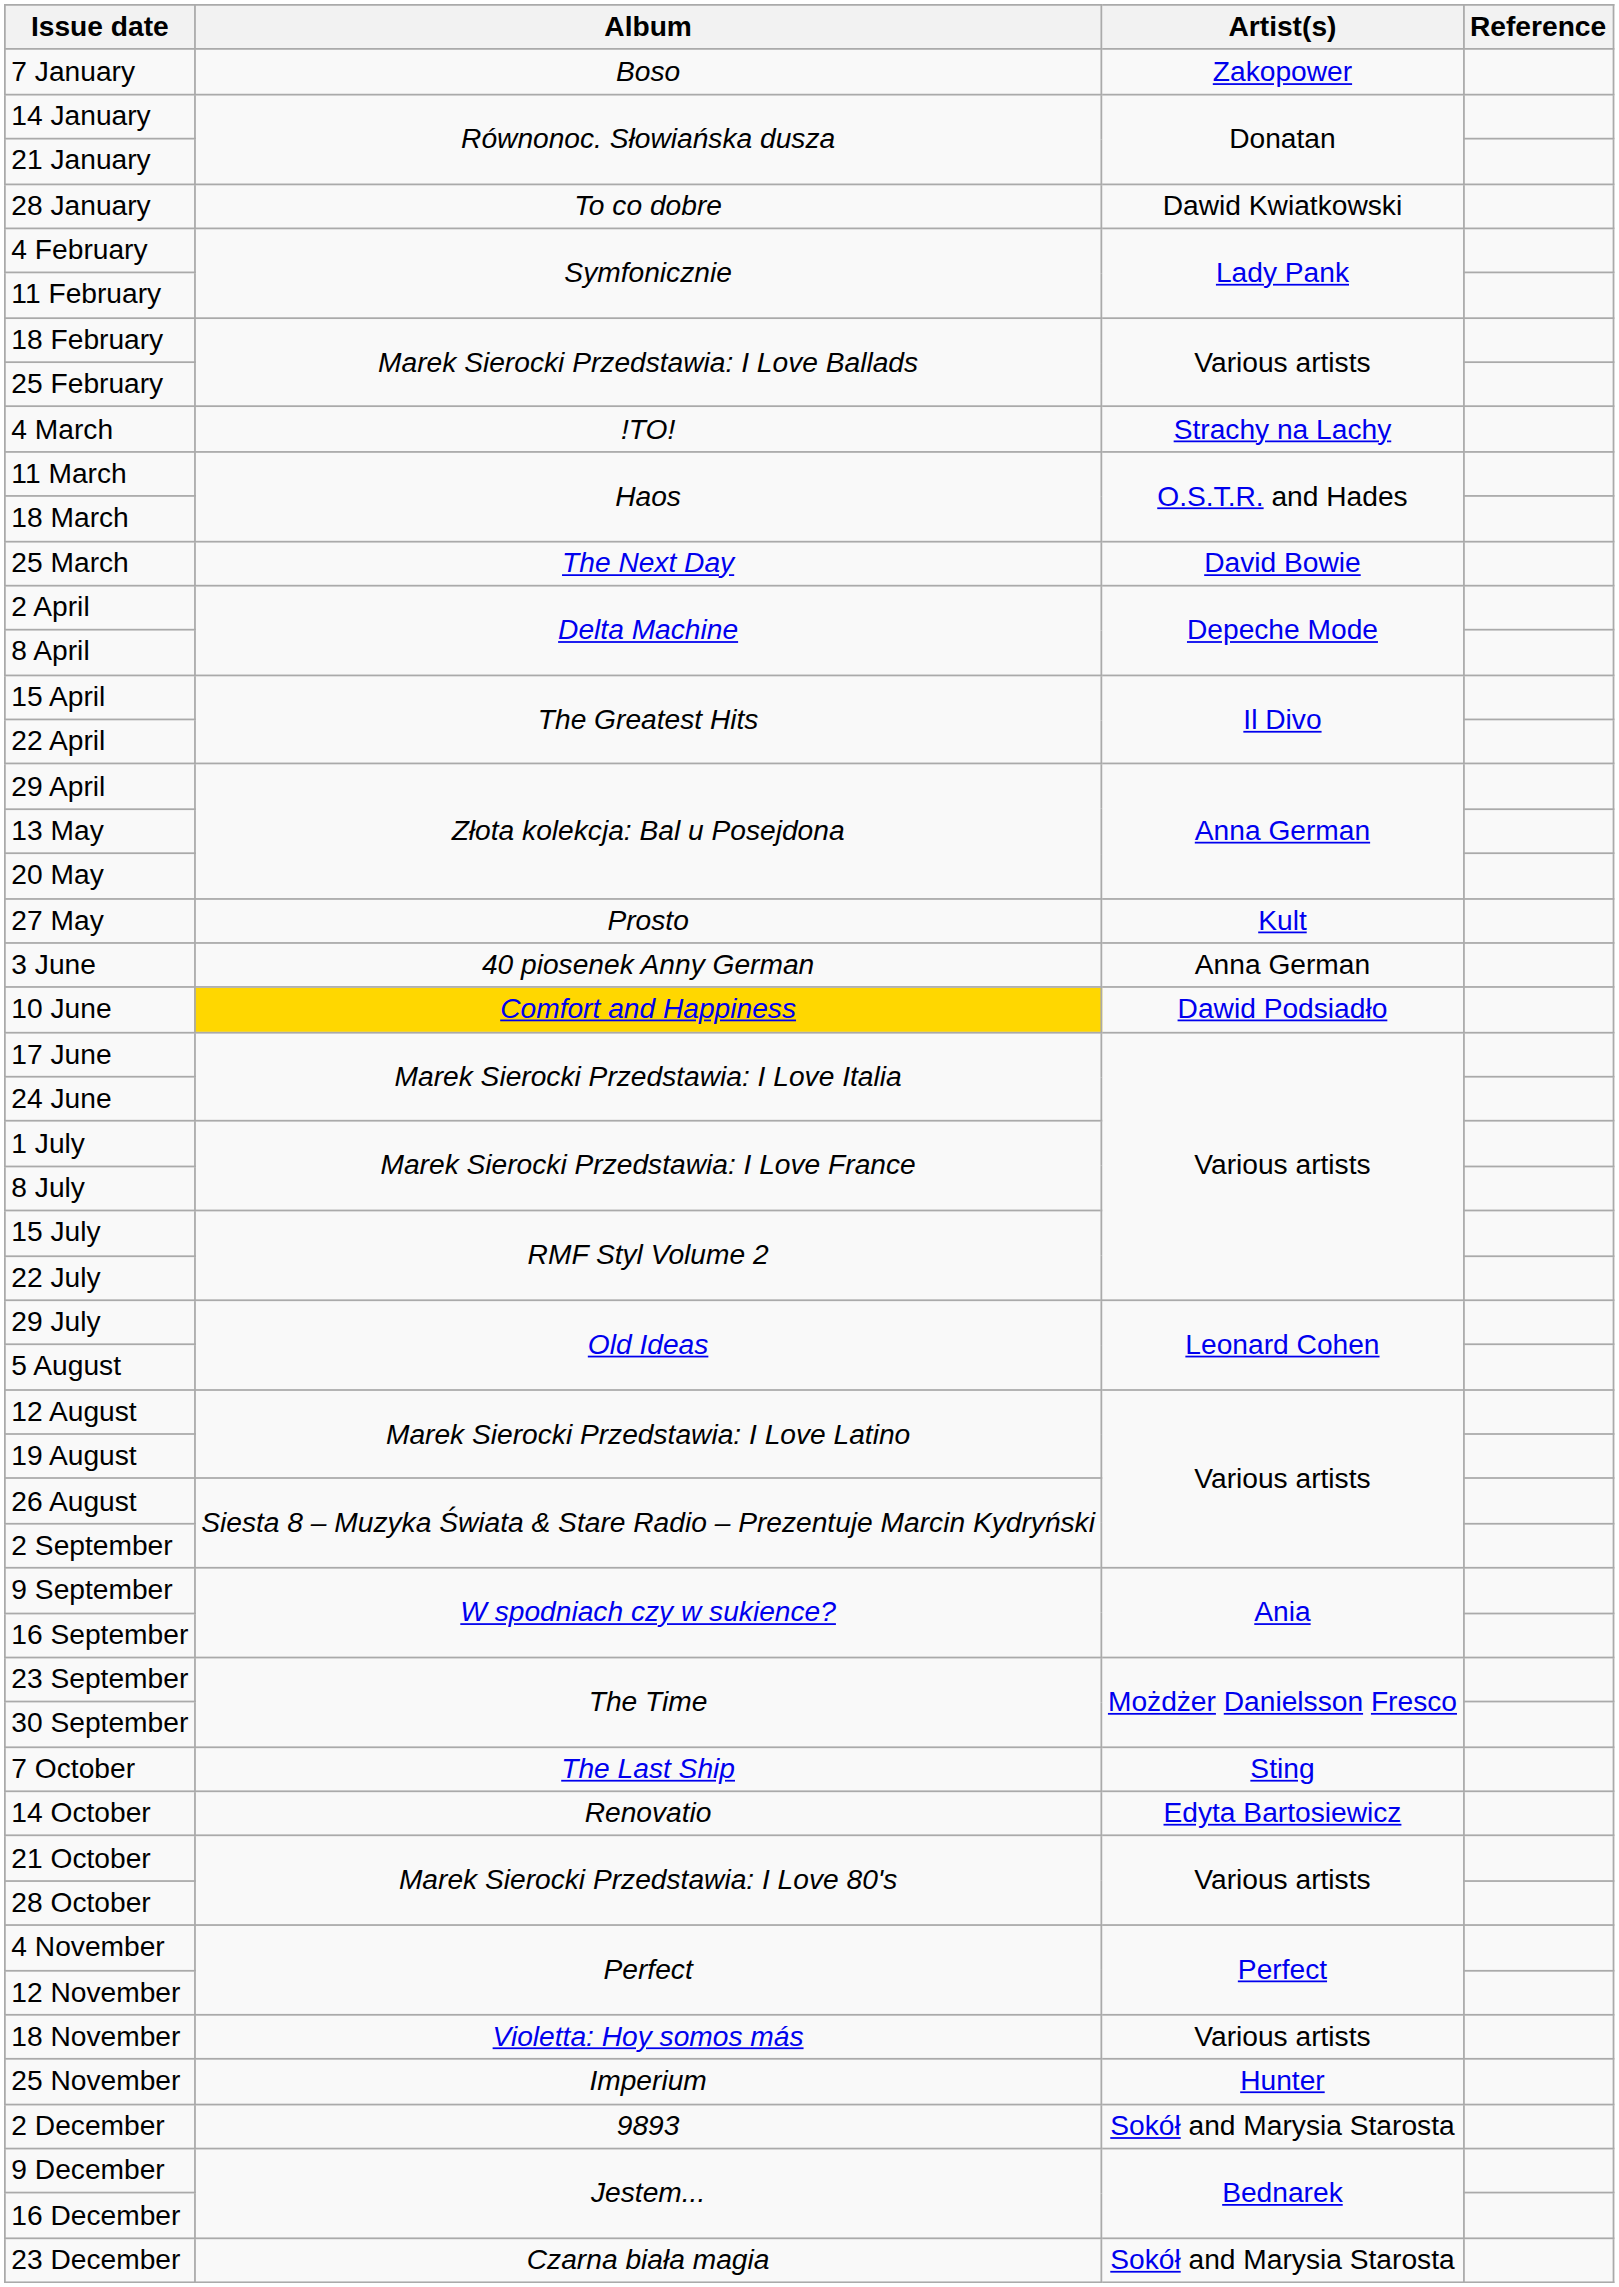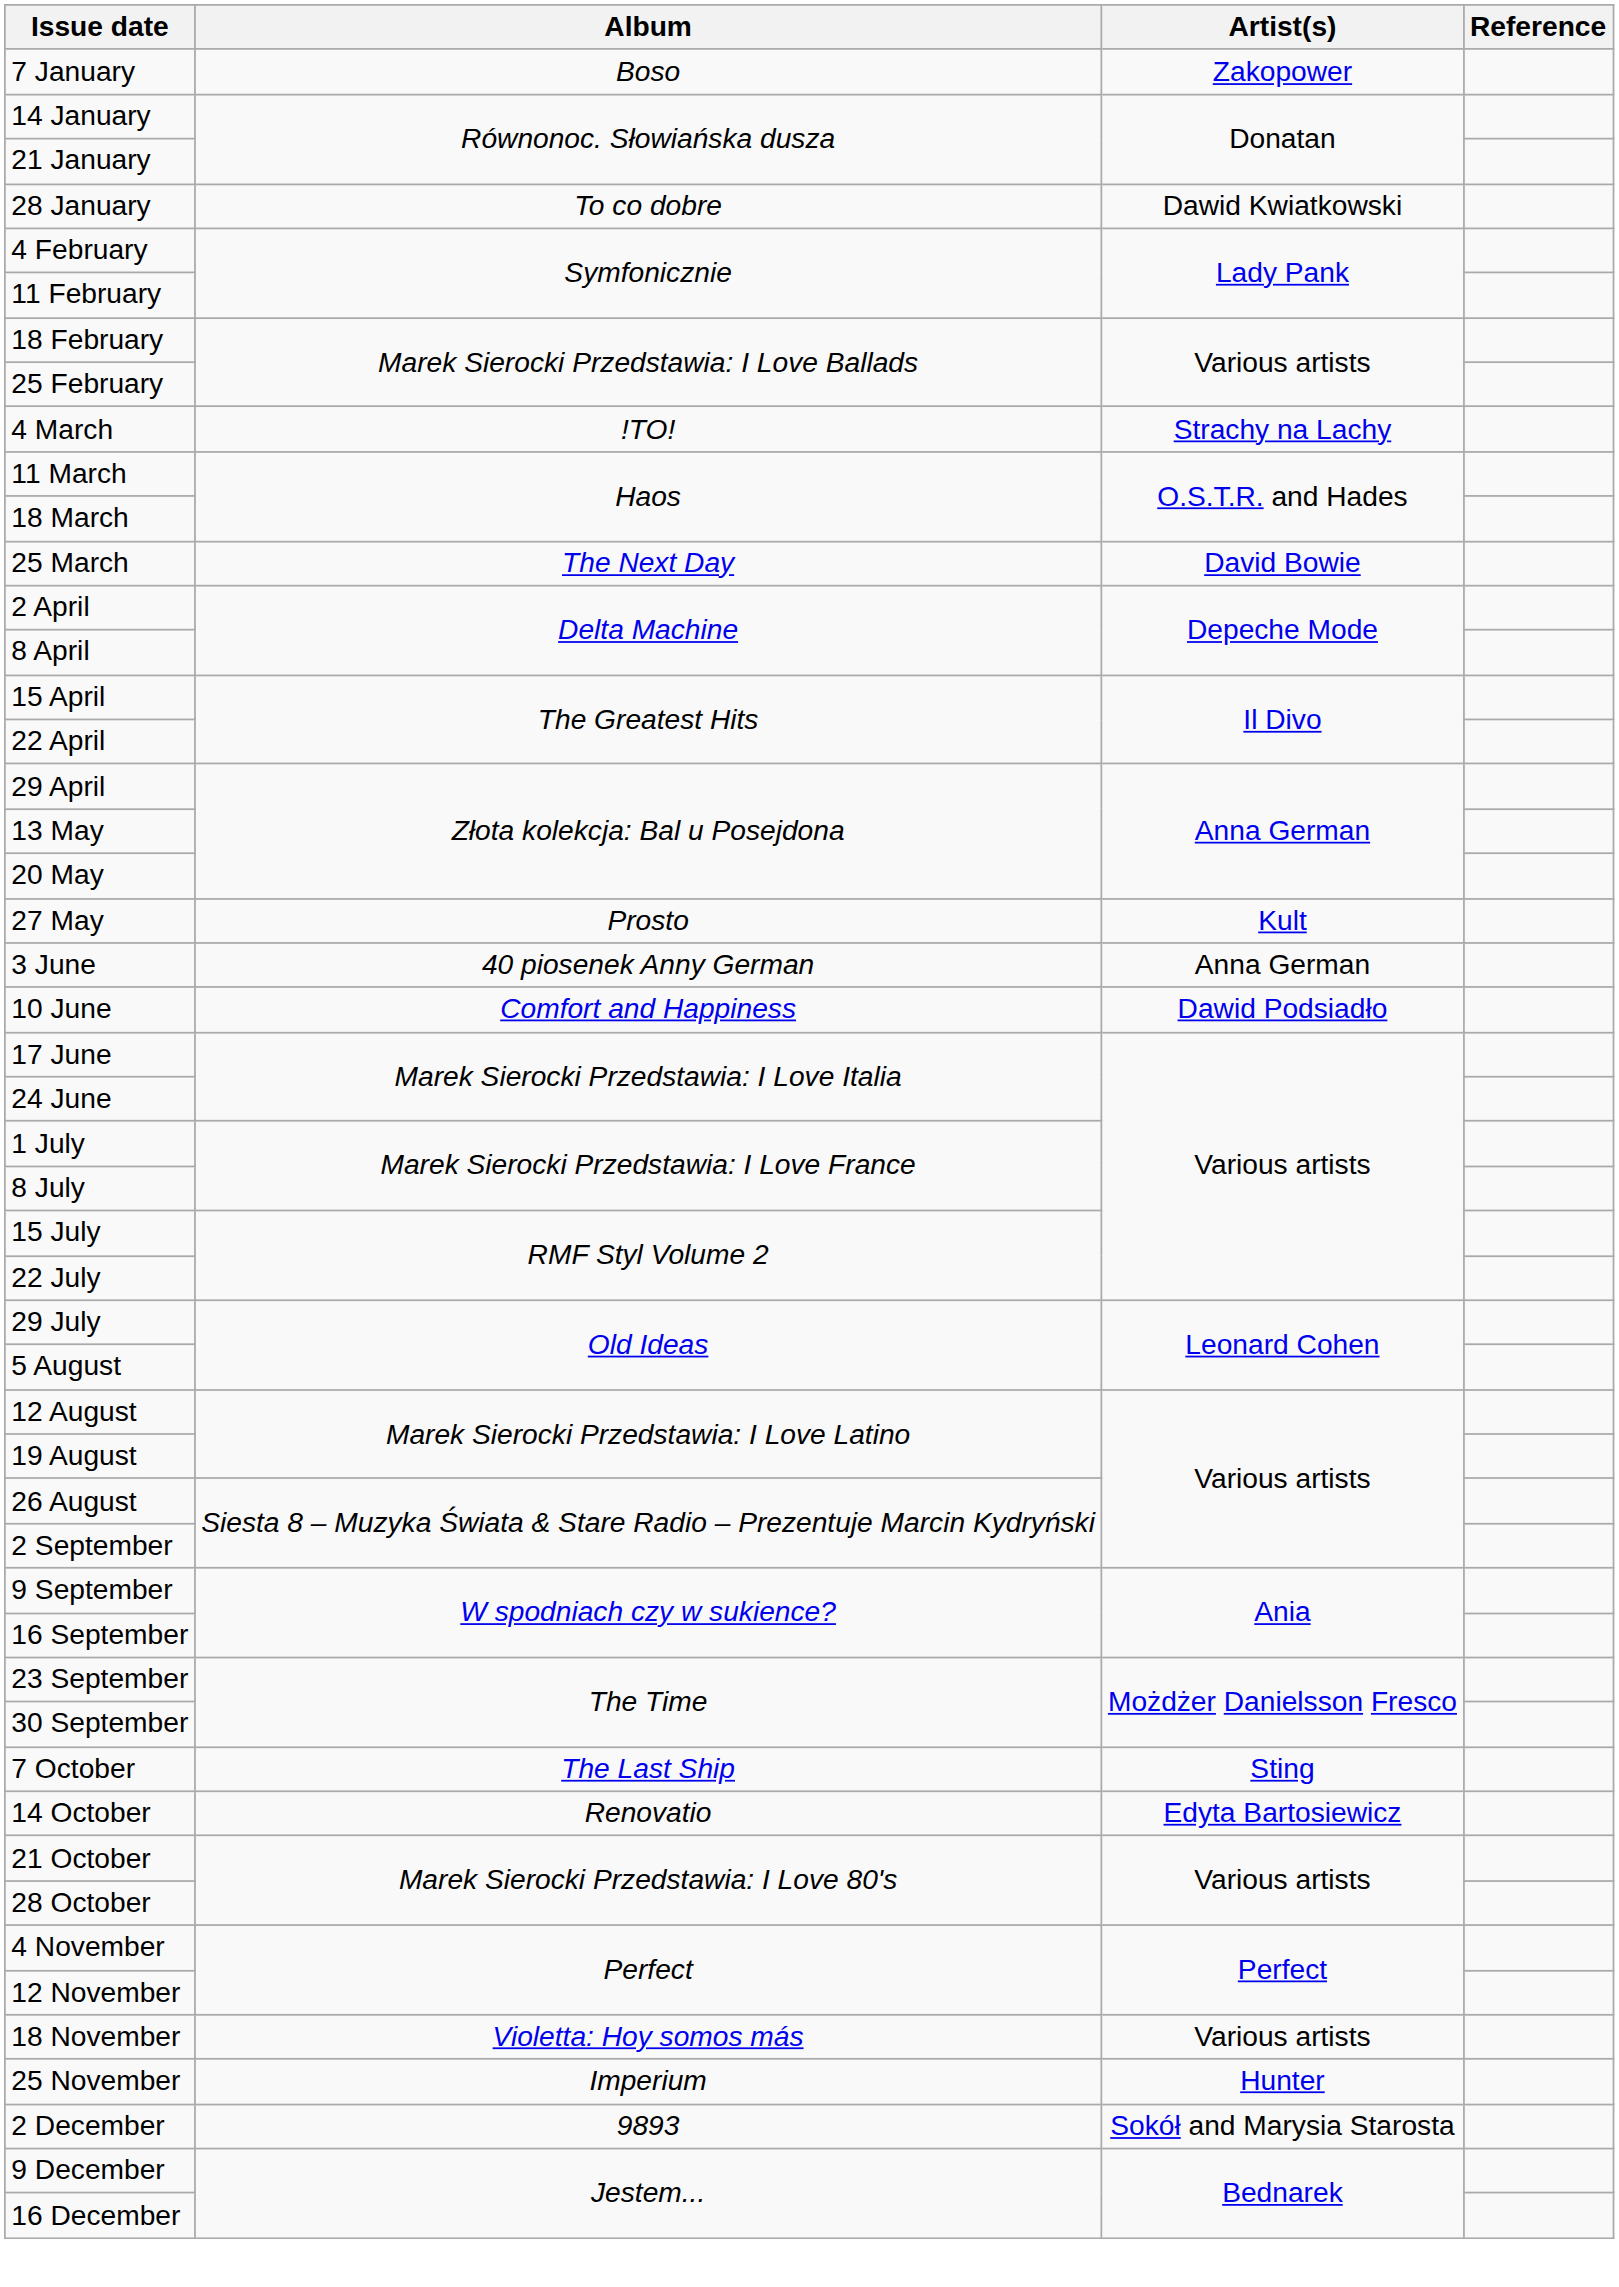(648, 1009) gold background -> (648, 1009) no background
- row: (96, 2259)
